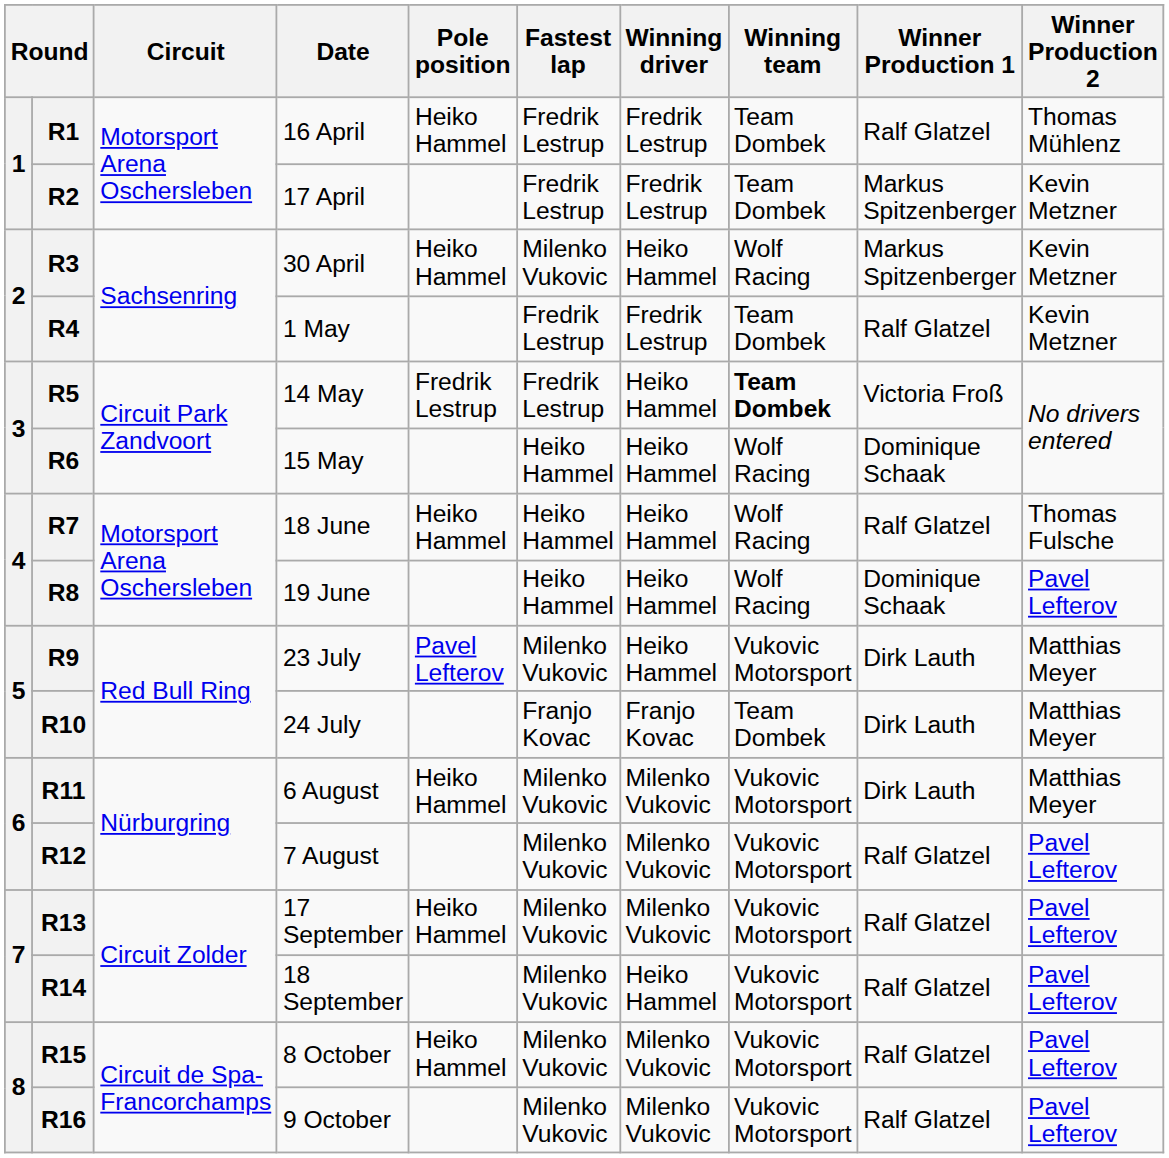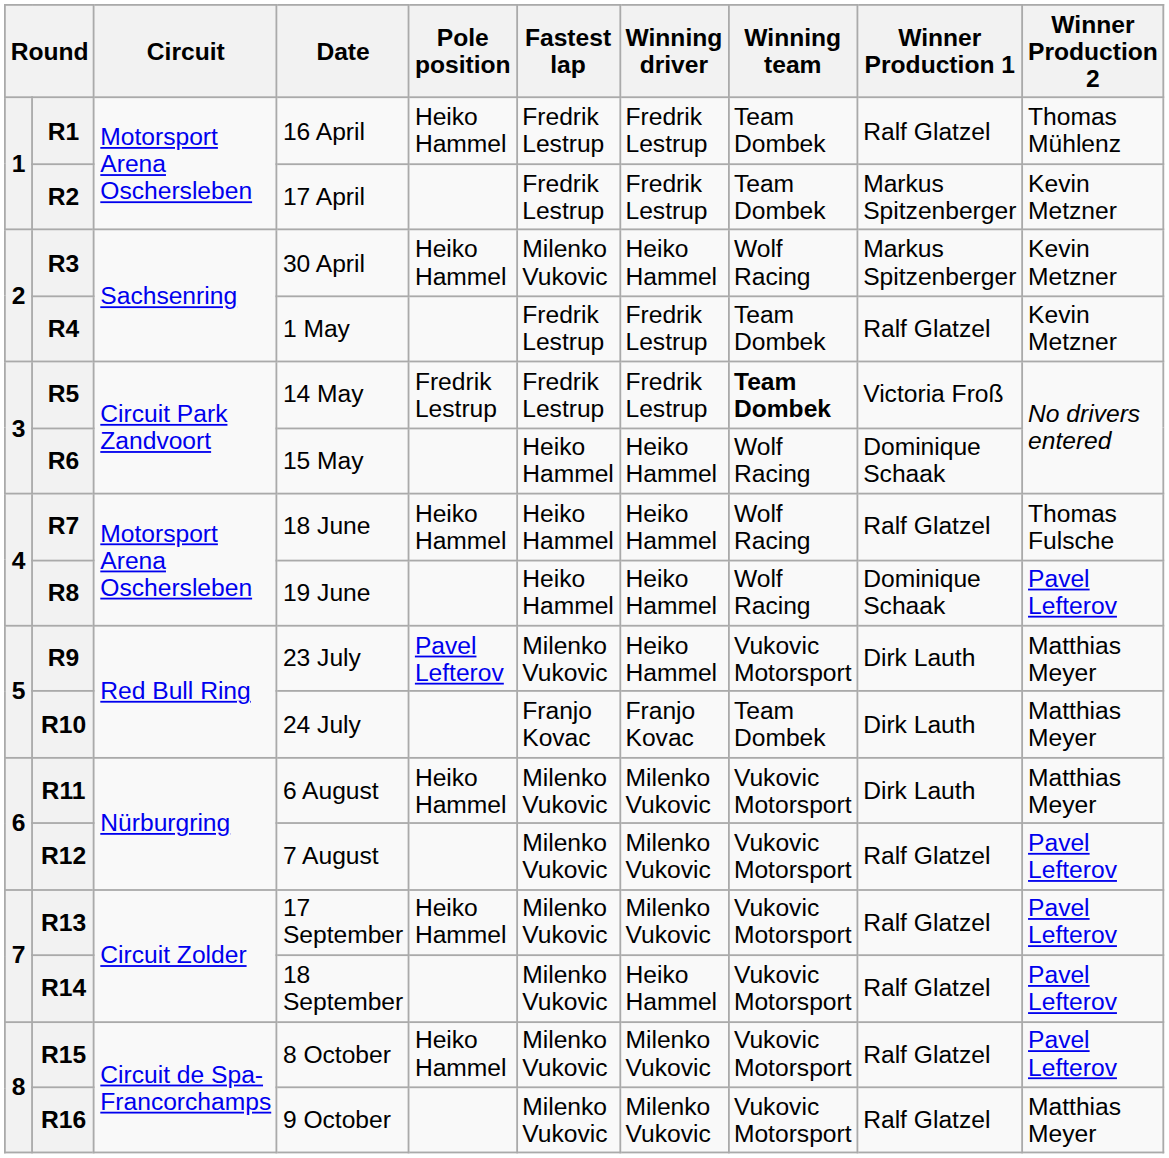(671, 394) Heiko Hammel -> (667, 394) Fredrik Lestrup
(1072, 1120) Pavel Lefterov -> (1075, 1120) Matthias Meyer
